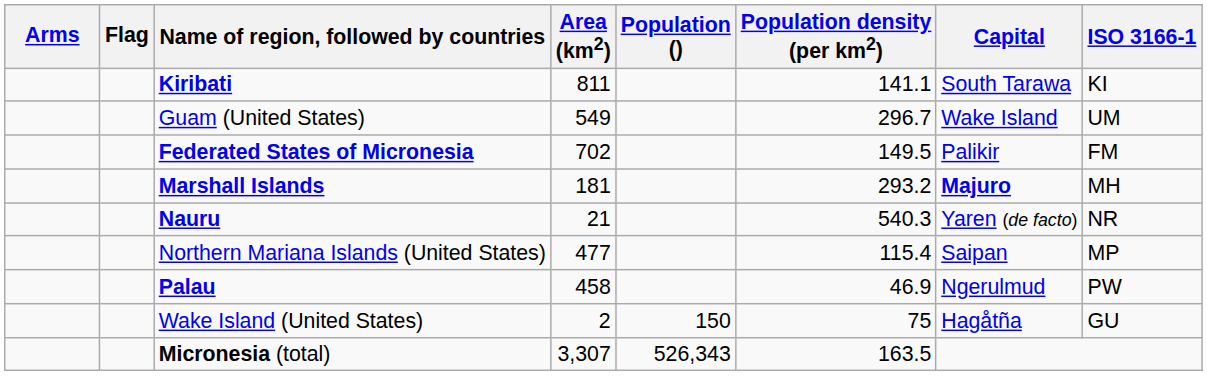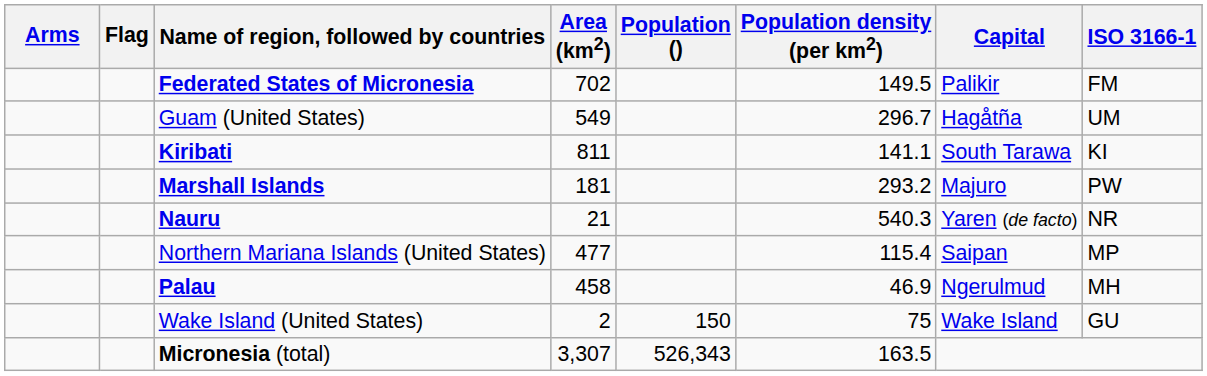rows swapped: (316, 152) <-> (195, 85)
(999, 119) Wake Island -> (982, 119) Hagåtña
(976, 186) bold -> (974, 186) normal
(1104, 186) MH -> (1105, 186) PW
(1105, 287) PW -> (1104, 287) MH
(982, 321) Hagåtña -> (999, 321) Wake Island
